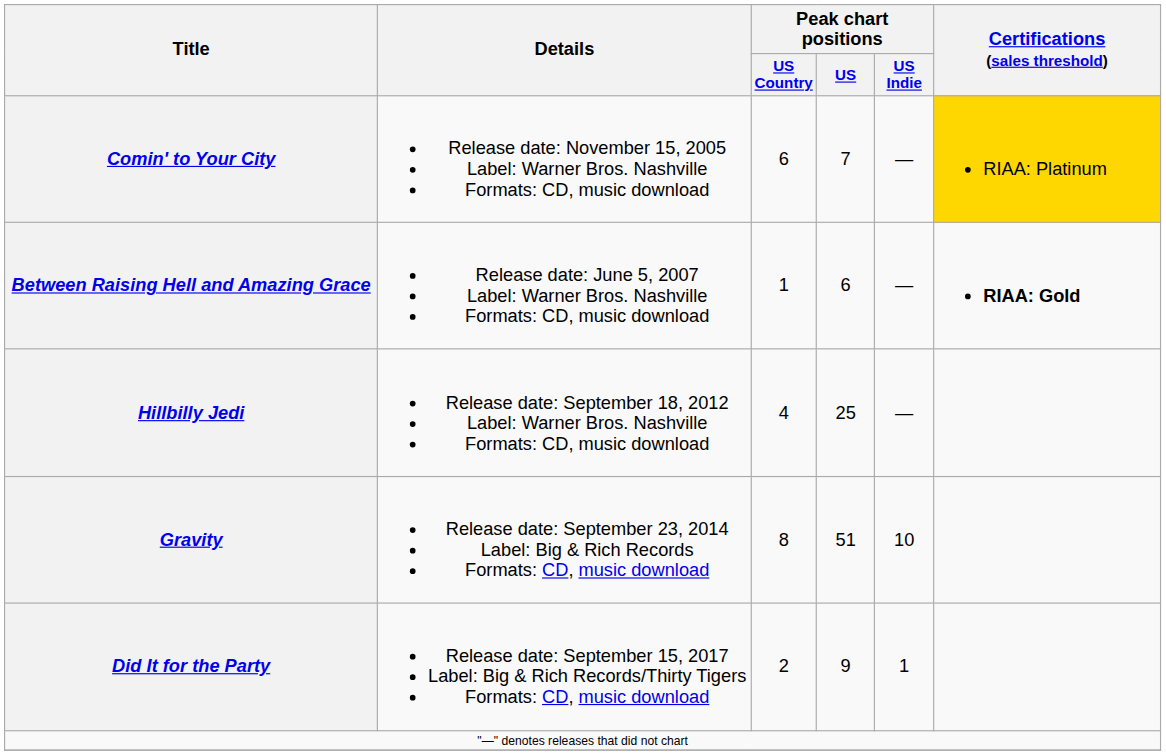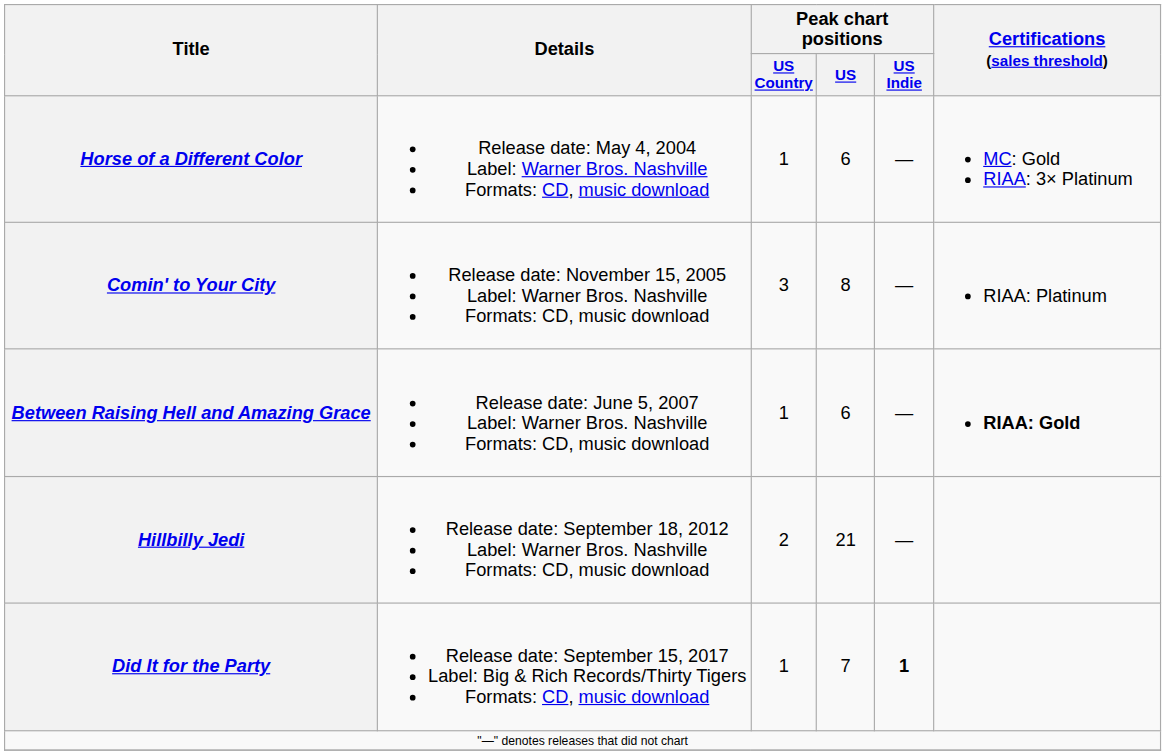+ row: (191, 158)
(784, 158) 6 -> (784, 285) 3
(846, 158) 7 -> (846, 285) 8
(1047, 169) gold background -> (1047, 296) no background
(784, 412) 4 -> (784, 539) 2
(846, 412) 25 -> (846, 539) 21
- row: (191, 539)
(784, 666) 2 -> (784, 666) 1
(846, 666) 9 -> (846, 666) 7
(904, 666) normal -> (904, 666) bold
